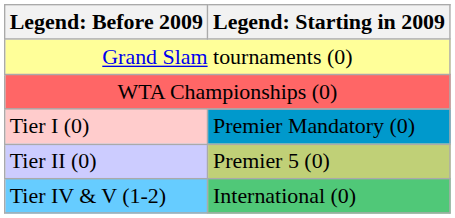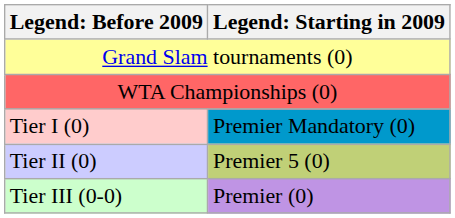+ row: (66, 195)
- row: (88, 195)
